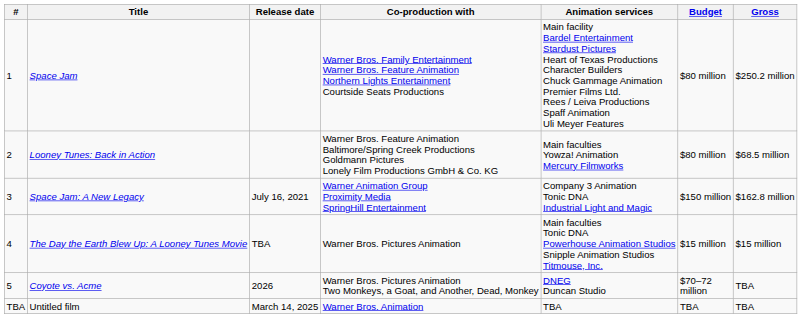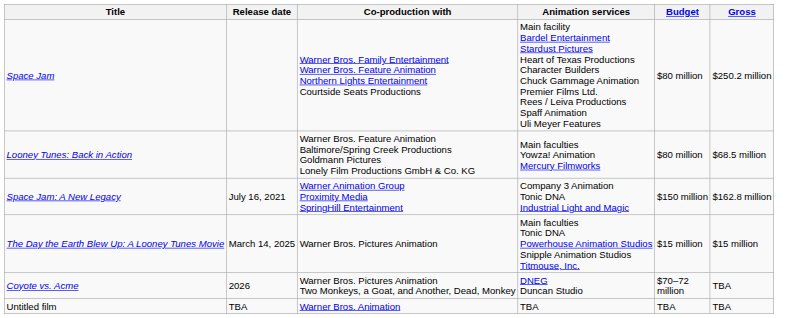- column: (16, 12)
(261, 244) TBA -> (262, 244) March 14, 2025
(285, 307) March 14, 2025 -> (238, 307) TBA
